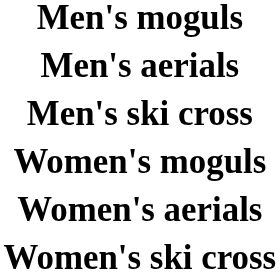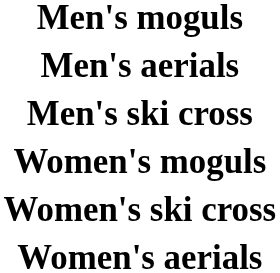rows swapped: (140, 209) <-> (140, 257)
